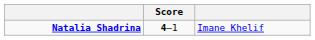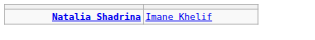- column: (169, 12)
